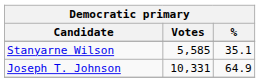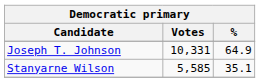rows swapped: (64, 68) <-> (61, 50)
